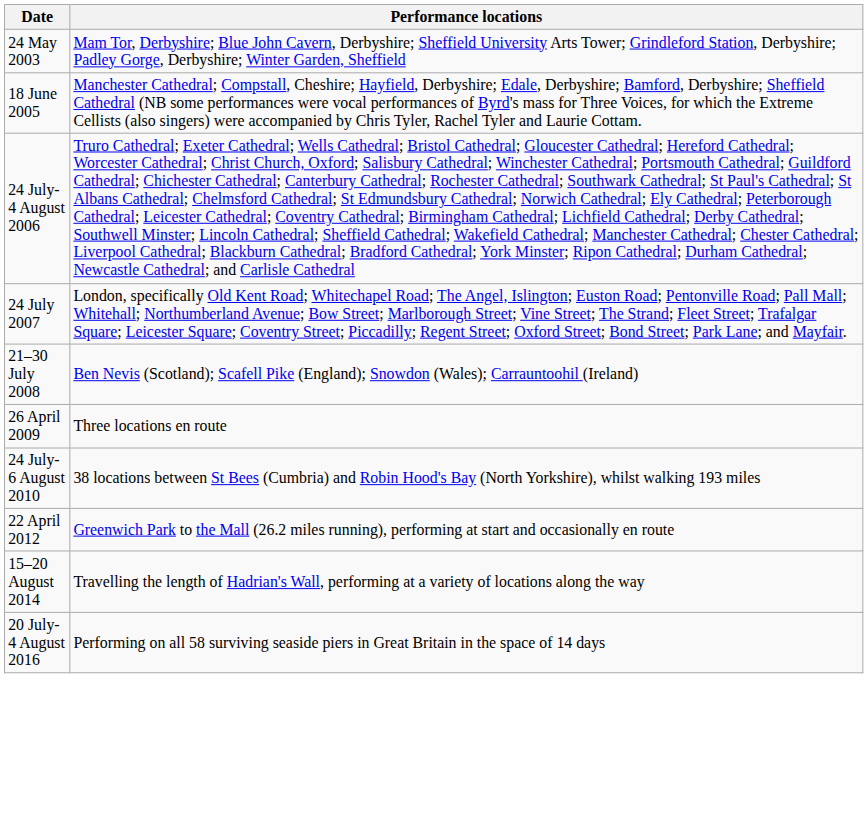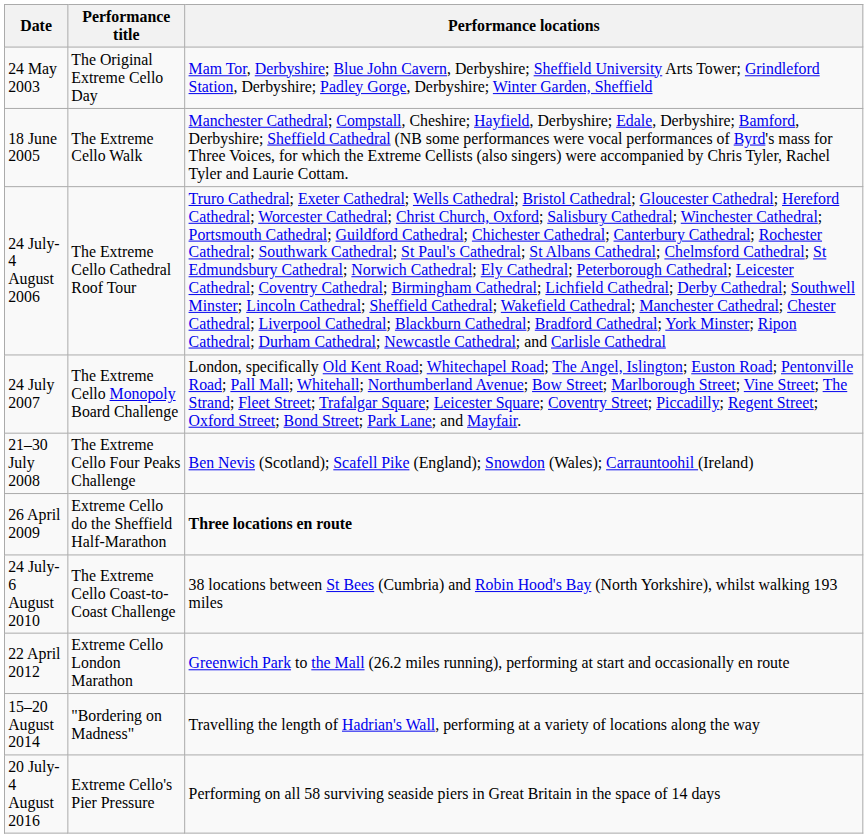+ column: (126, 25)
(150, 426) normal -> (270, 524) bold
